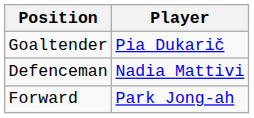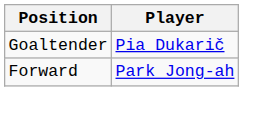- row: (58, 72)
